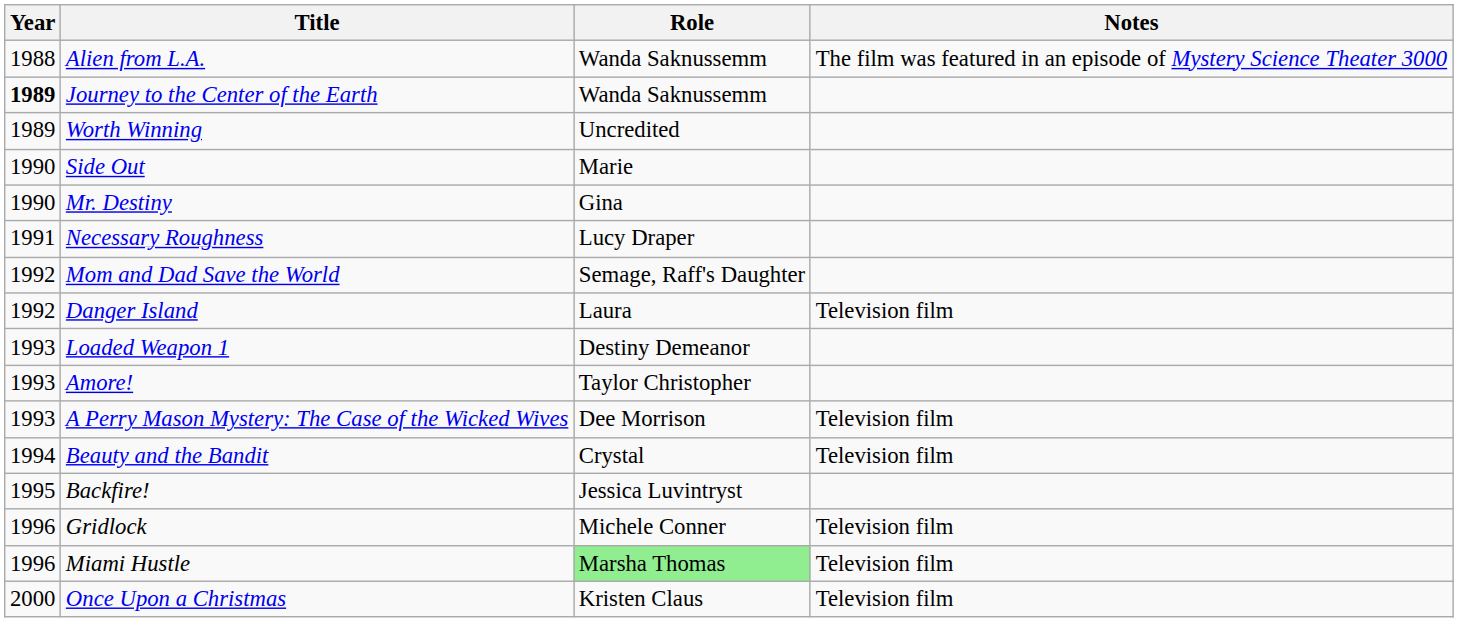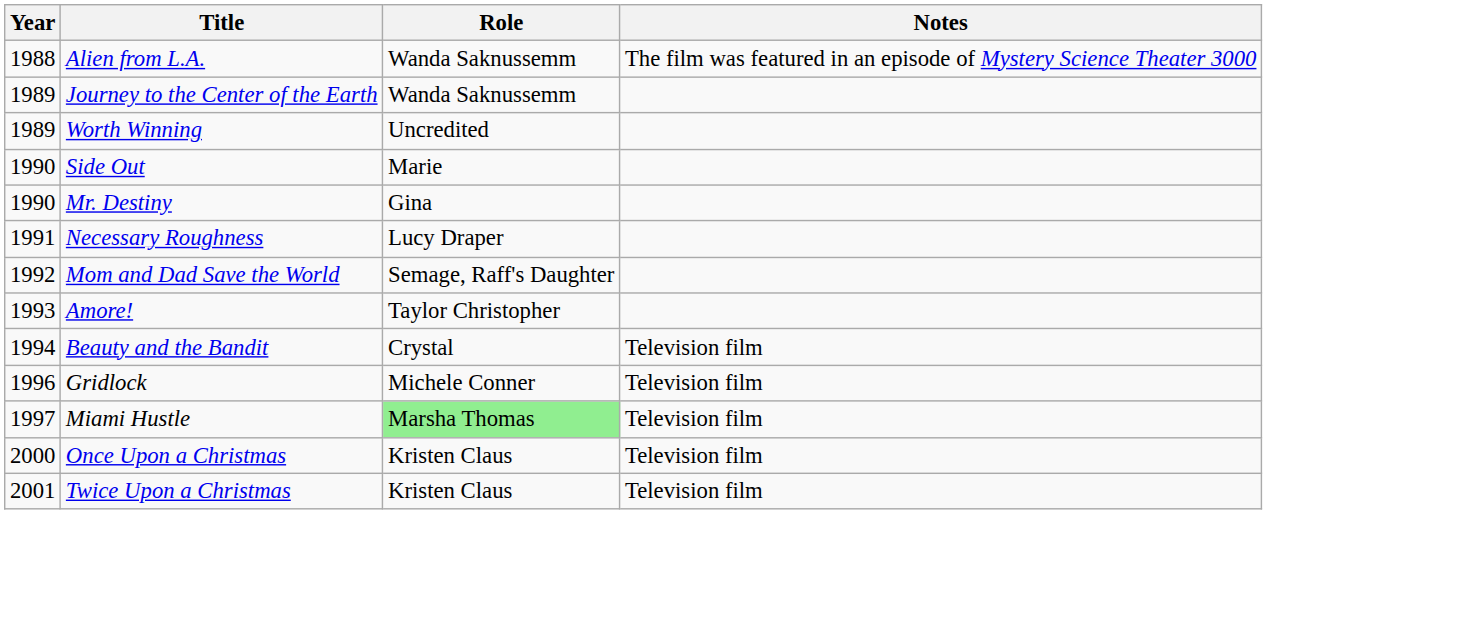(33, 94) bold -> (33, 94) normal
- row: (132, 310)
- row: (147, 346)
- row: (317, 418)
- row: (108, 490)
(33, 563) 1996 -> (33, 418) 1997
+ row: (178, 490)
